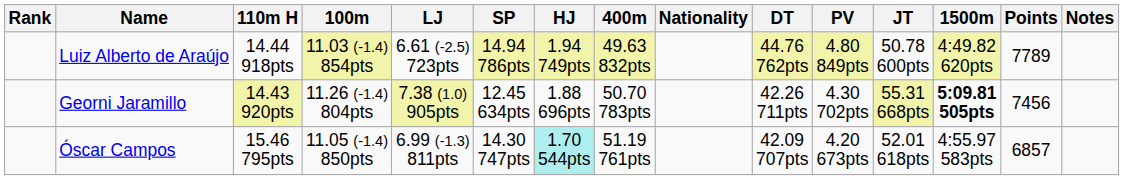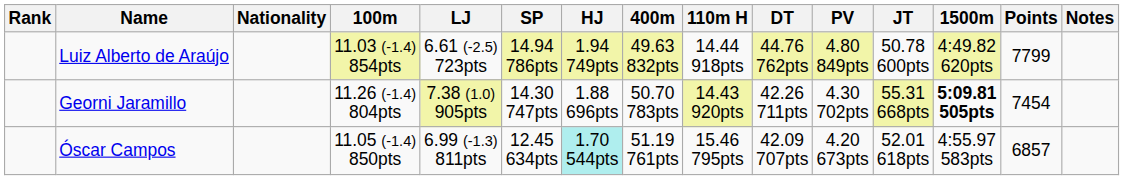columns swapped: (703, 18) <-> (268, 18)
(1031, 55) 7789 -> (1031, 55) 7799
(504, 103) 12.45 634pts -> (532, 103) 14.30 747pts
(1031, 103) 7456 -> (1031, 103) 7454
(504, 150) 14.30 747pts -> (532, 150) 12.45 634pts
